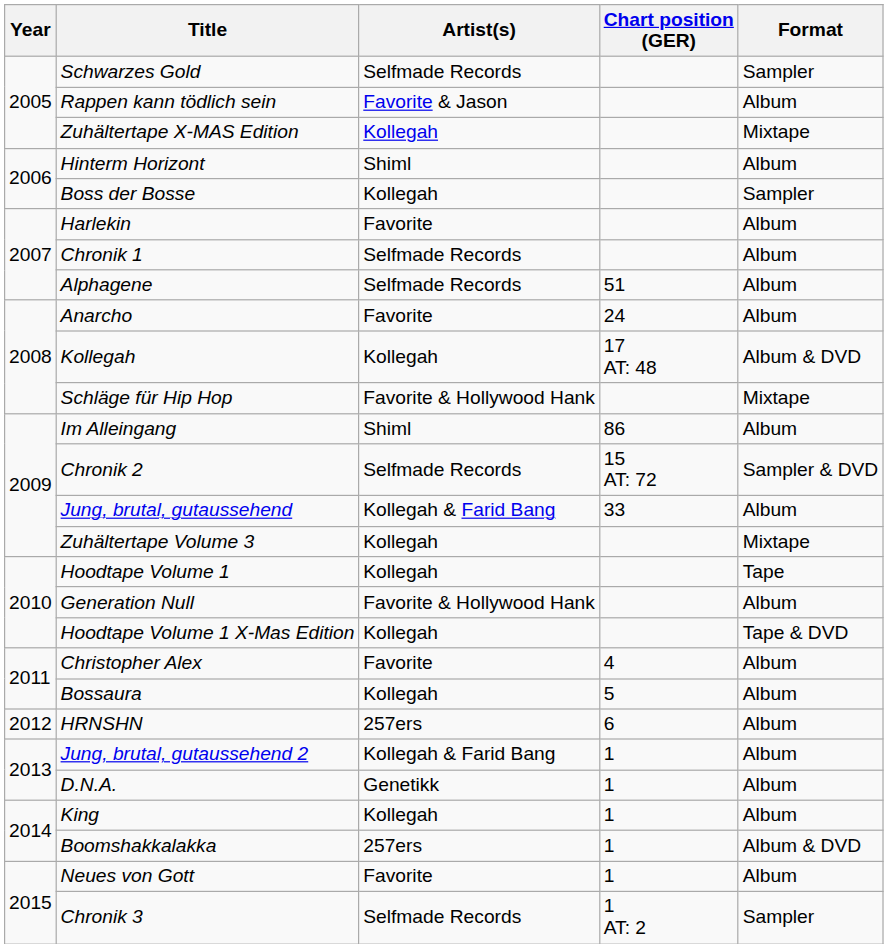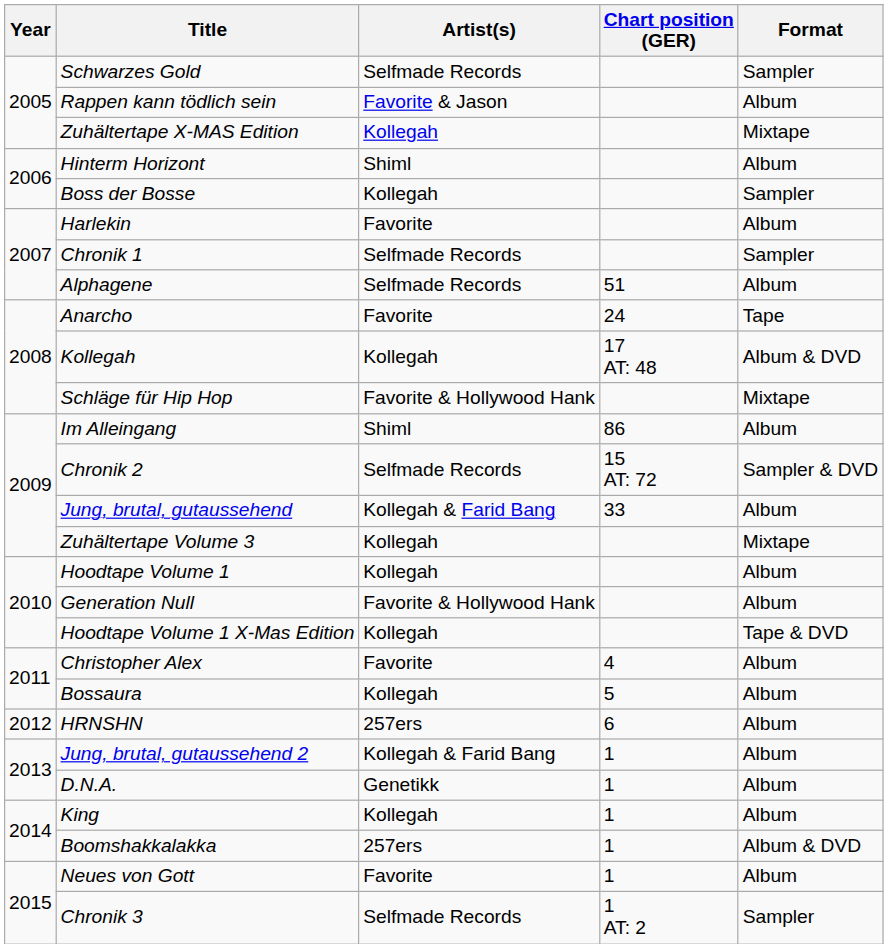(770, 254) Album -> (778, 254) Sampler
(770, 315) Album -> (763, 315) Tape
(763, 571) Tape -> (770, 571) Album
